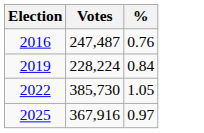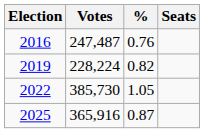+ column: (179, 16)
(141, 66) 0.84 -> (141, 66) 0.82
(95, 115) 367,916 -> (95, 115) 365,916
(141, 115) 0.97 -> (141, 115) 0.87
